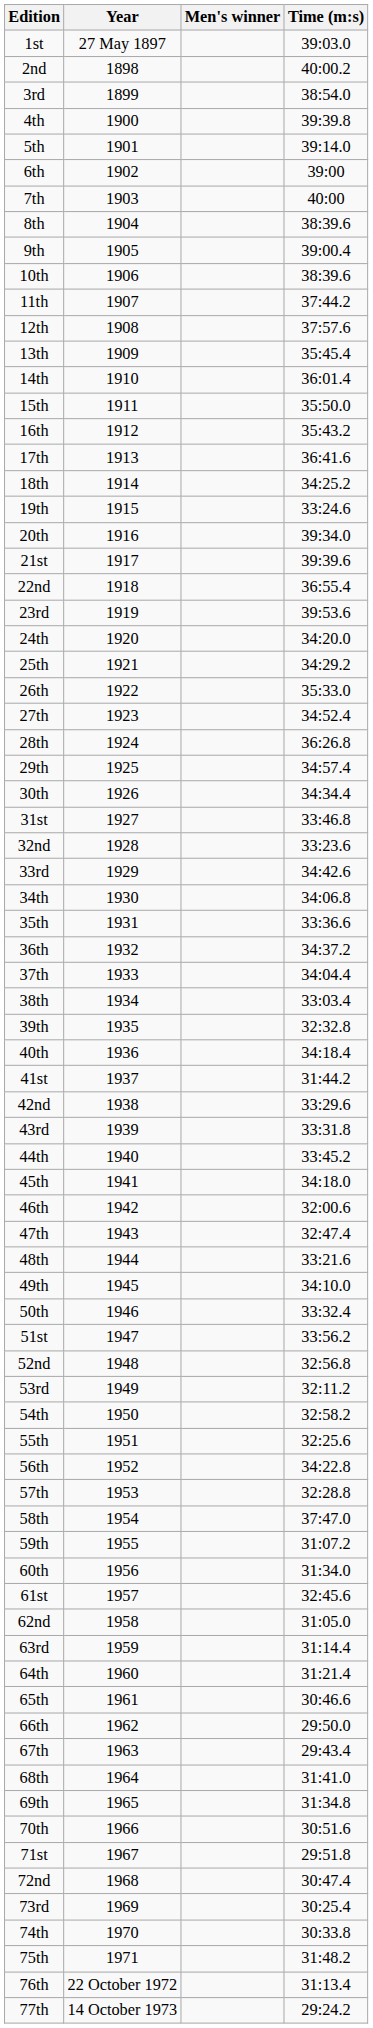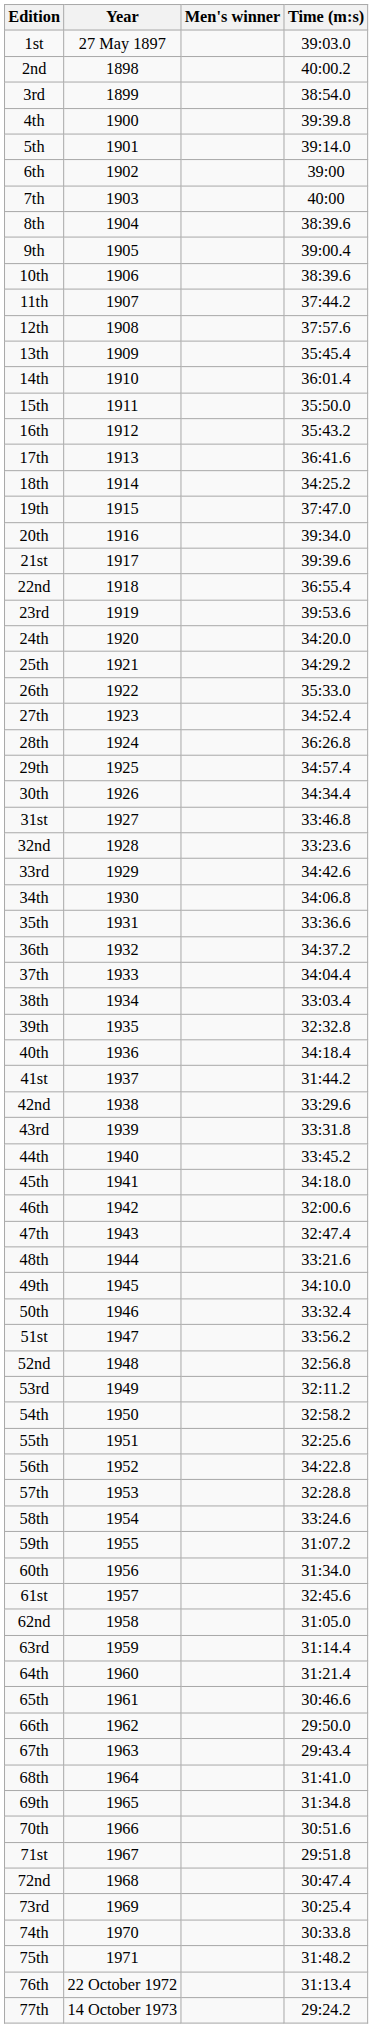(326, 509) 33:24.6 -> (326, 509) 37:47.0
(326, 1518) 37:47.0 -> (326, 1518) 33:24.6
